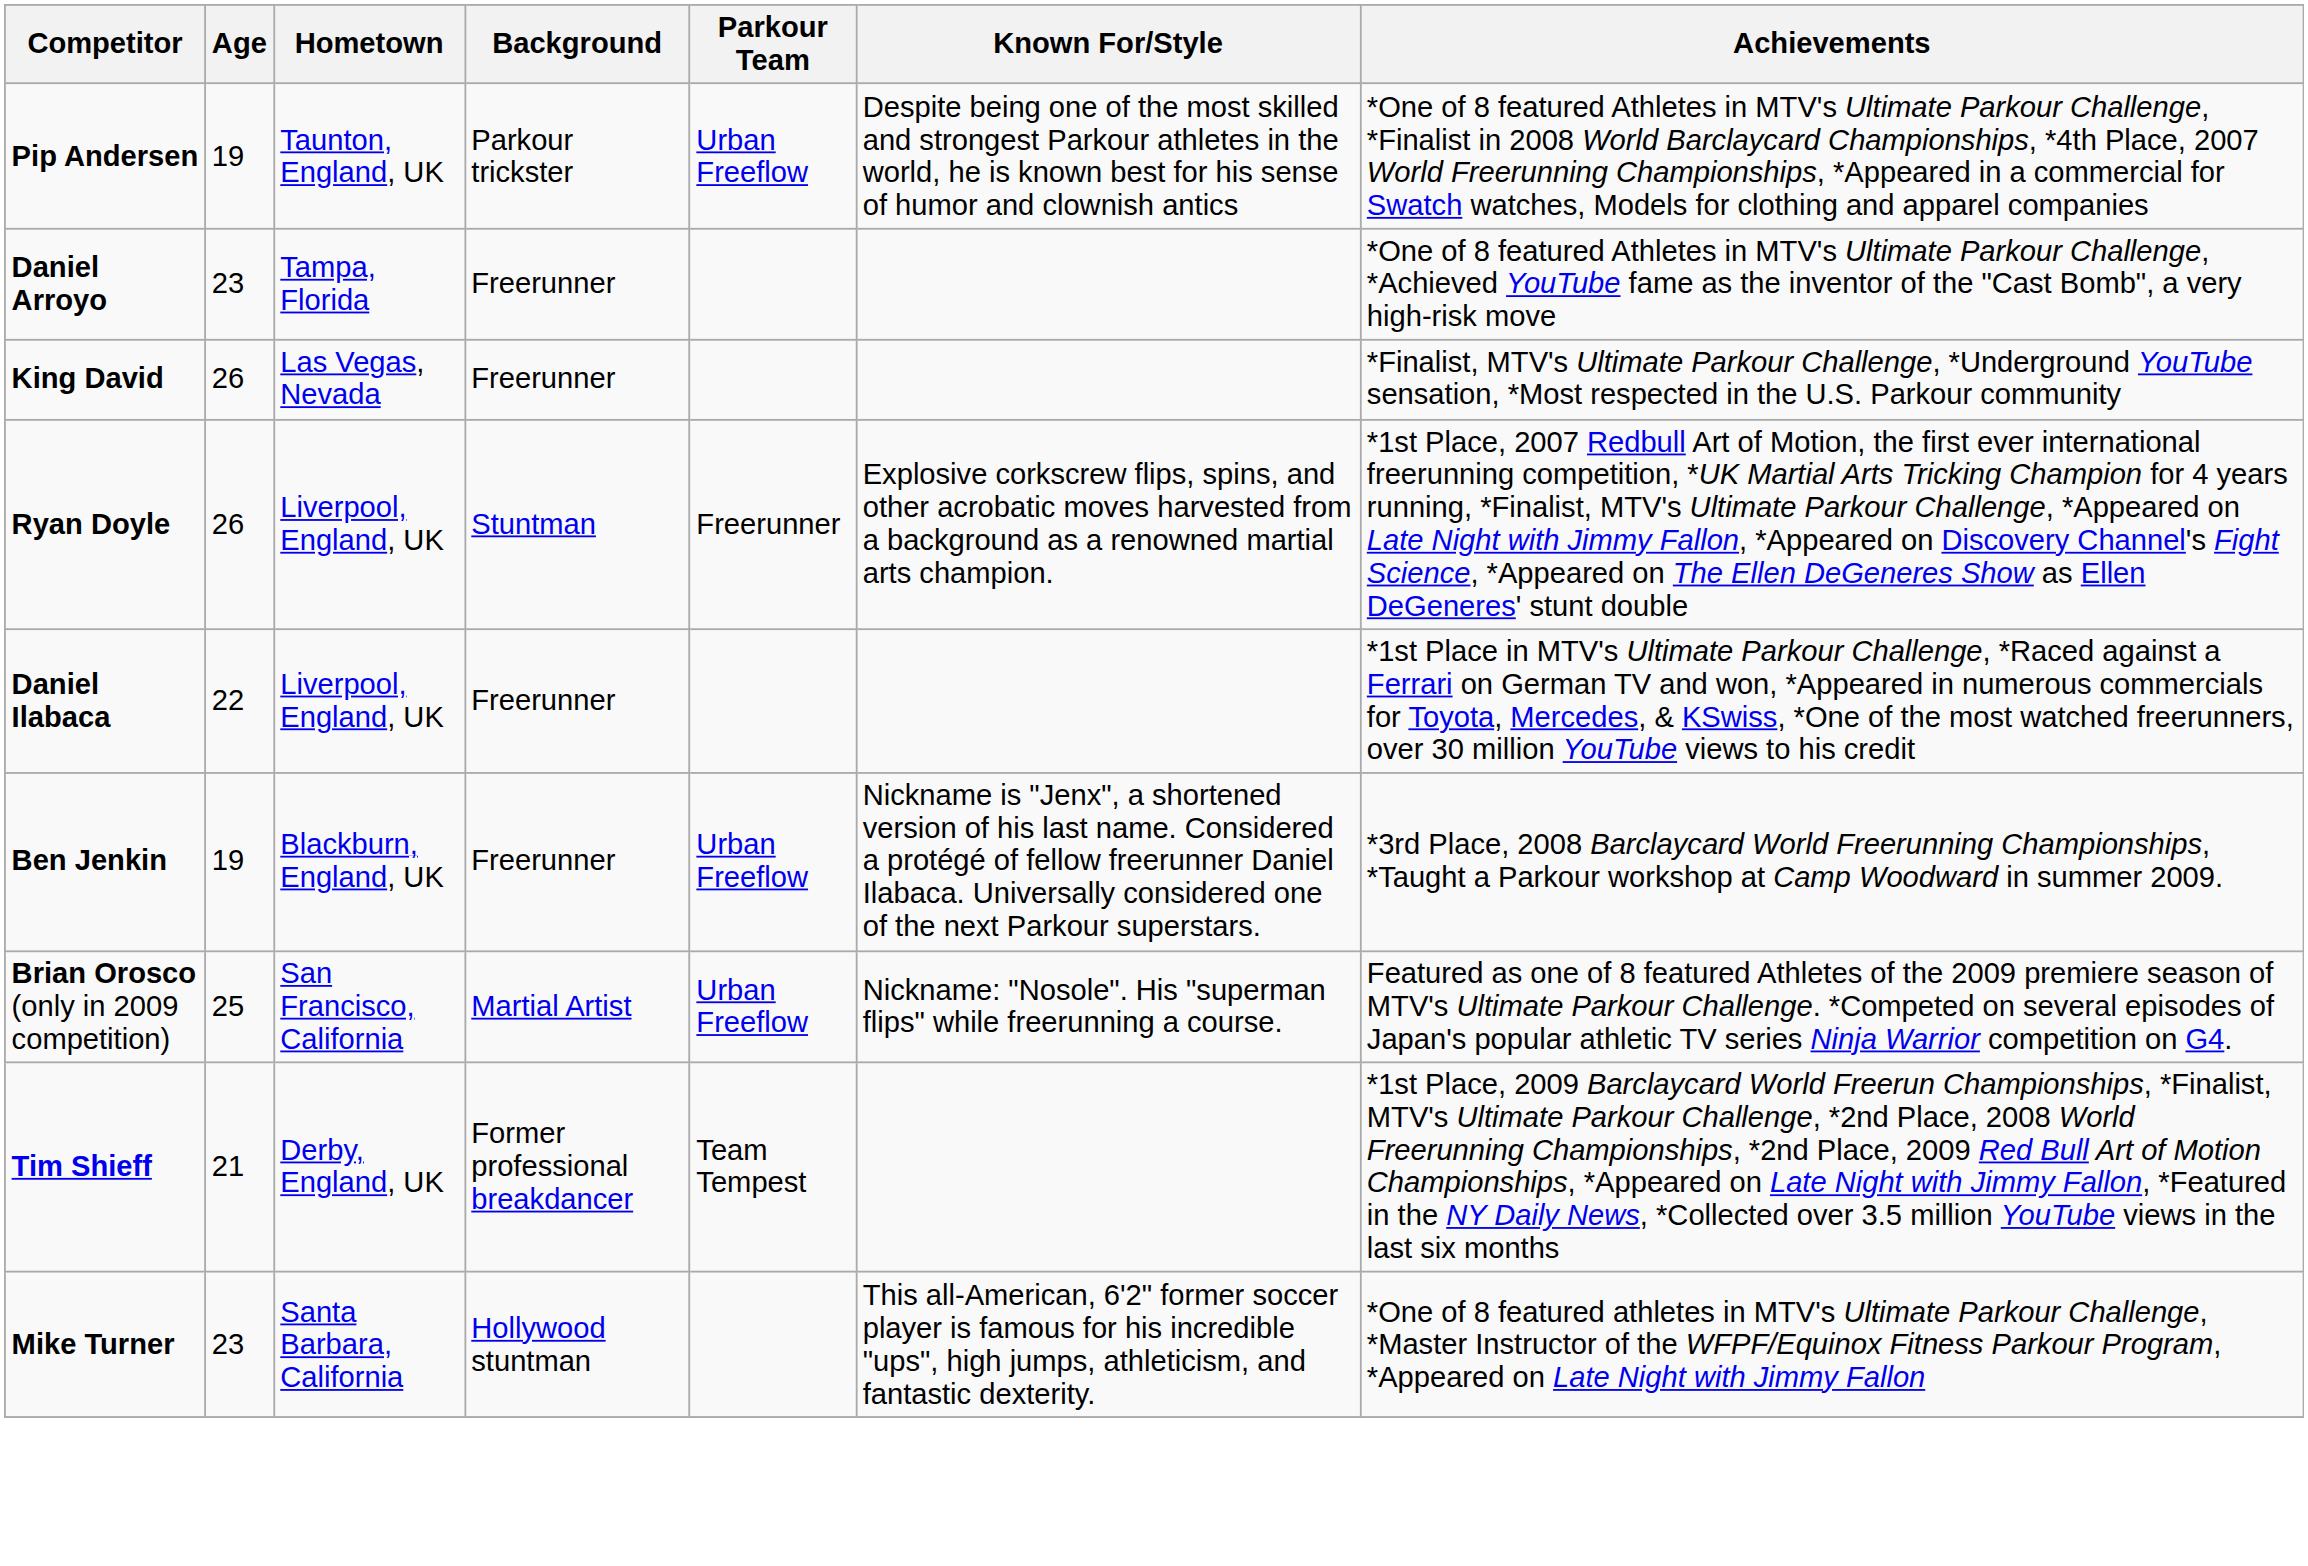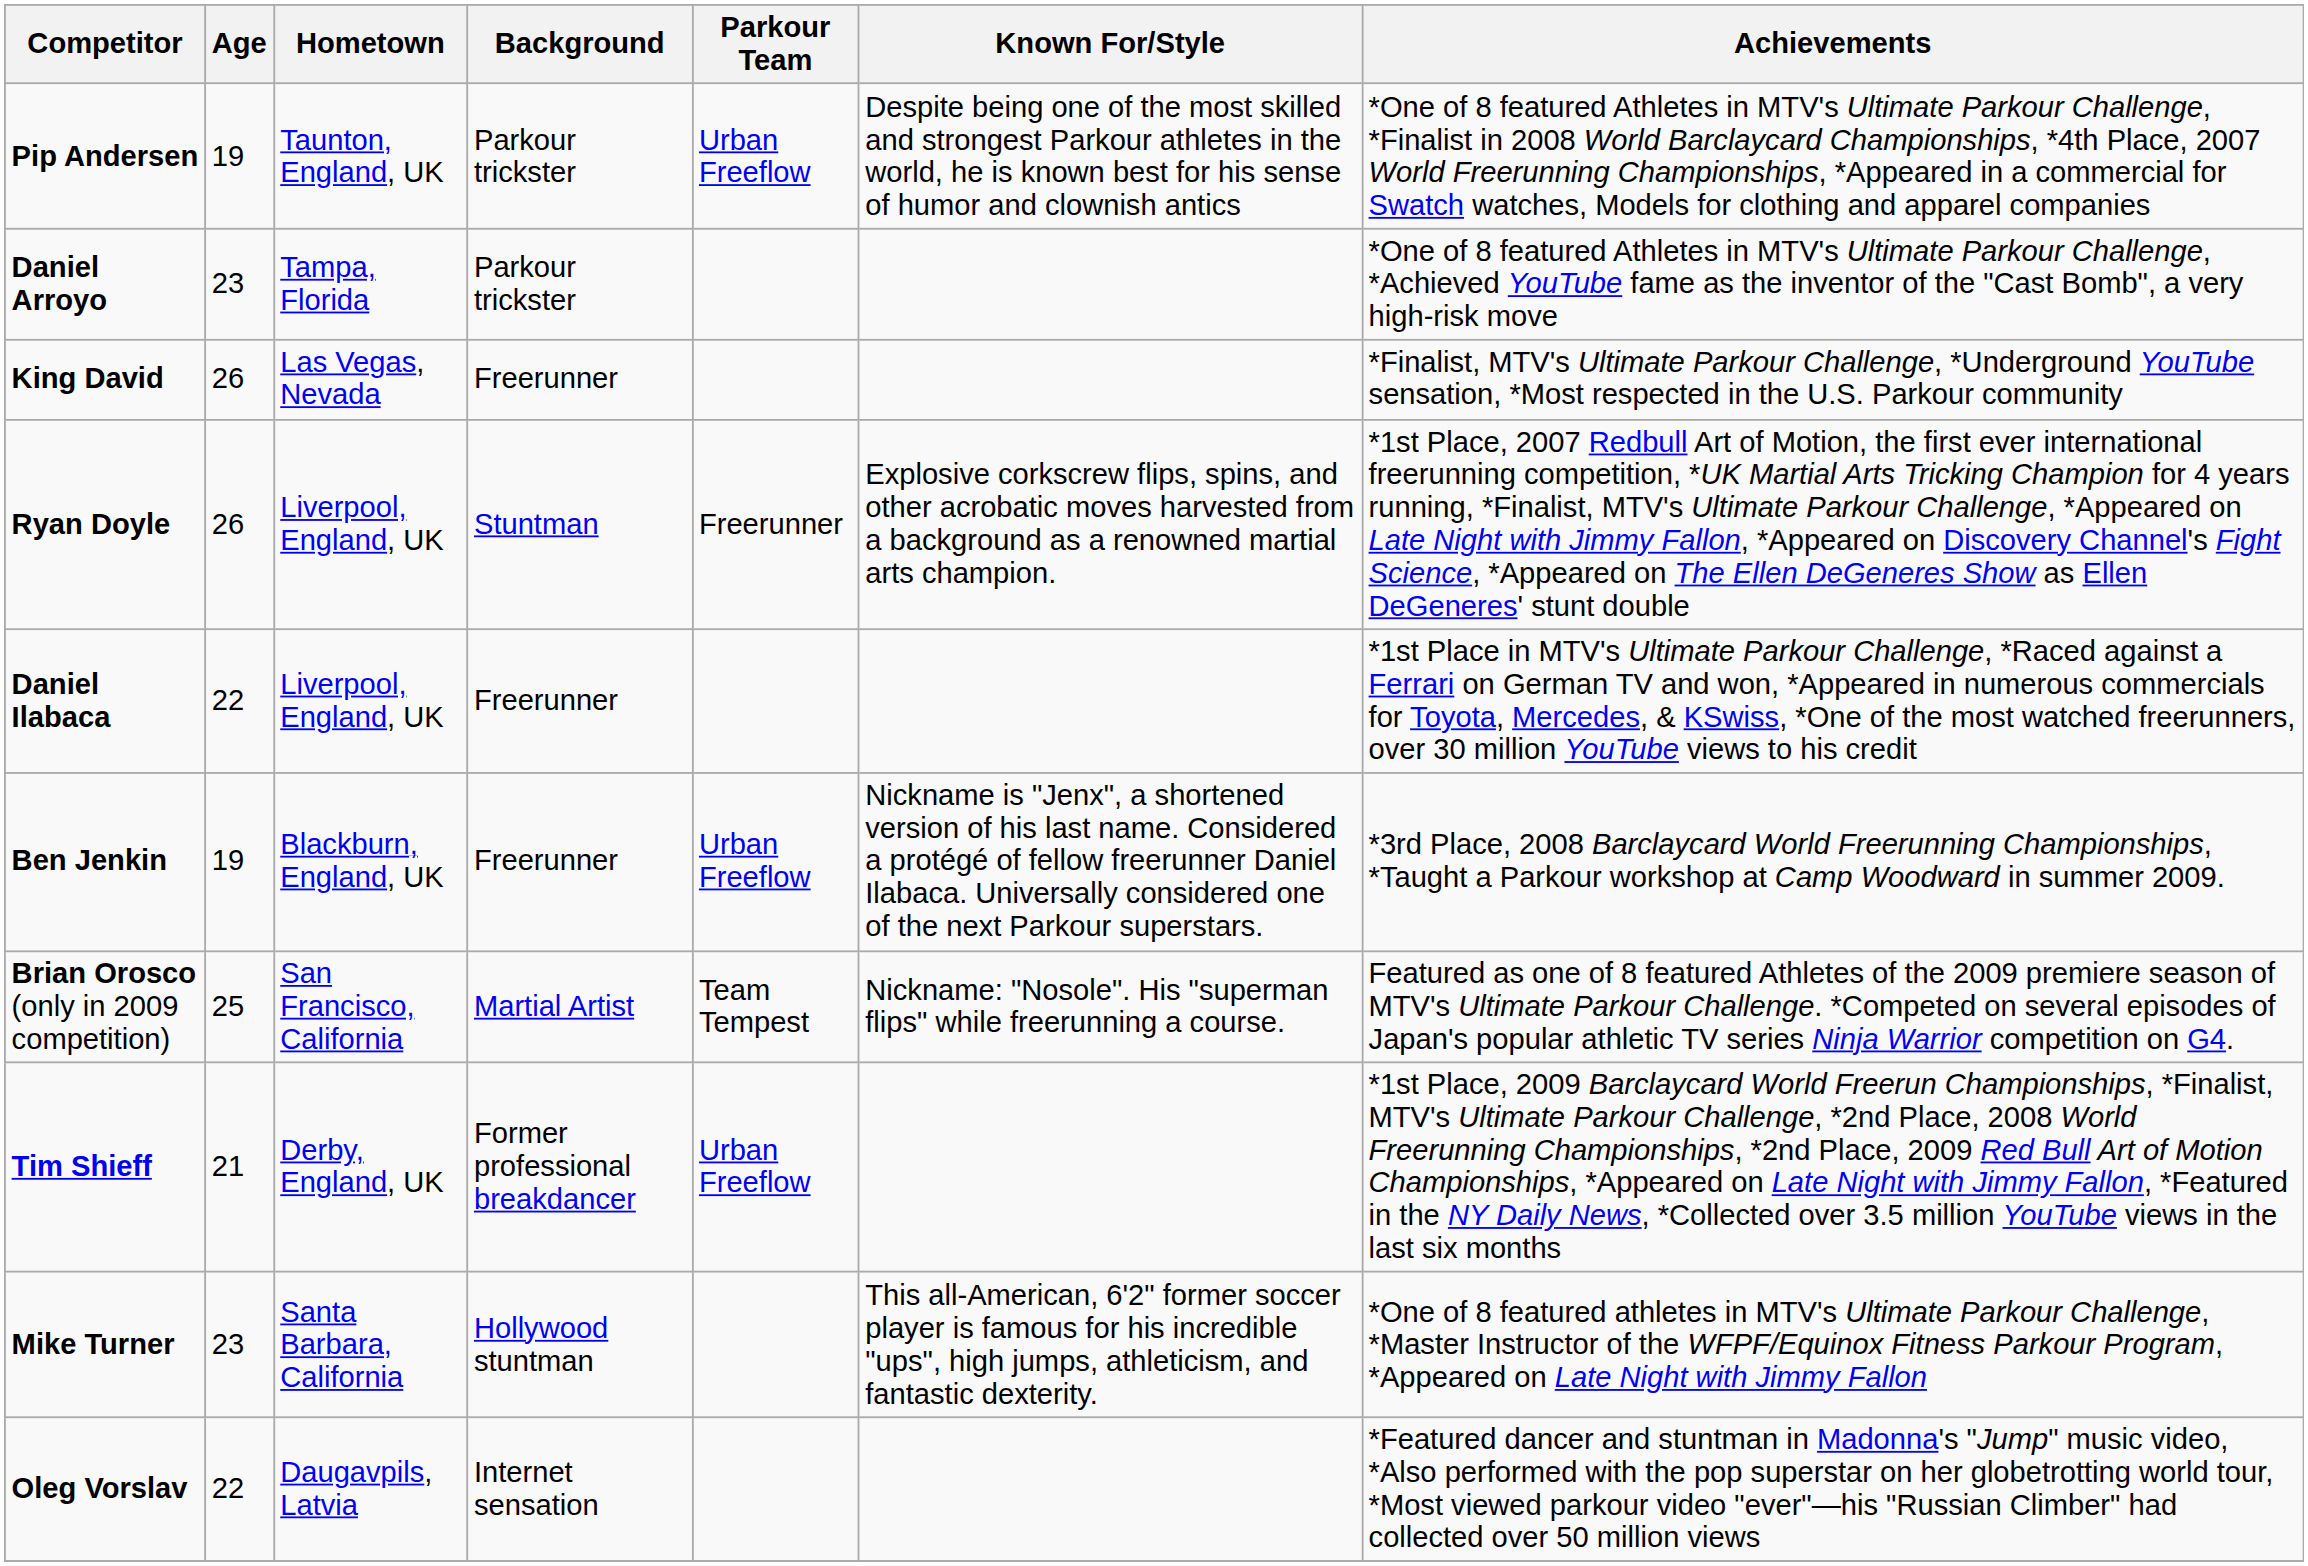(543, 283) Freerunner -> (525, 283) Parkour trickster
(752, 1006) Urban Freeflow -> (754, 1006) Team Tempest
(751, 1166) Team Tempest -> (755, 1166) Urban Freeflow
+ row: (100, 1488)
